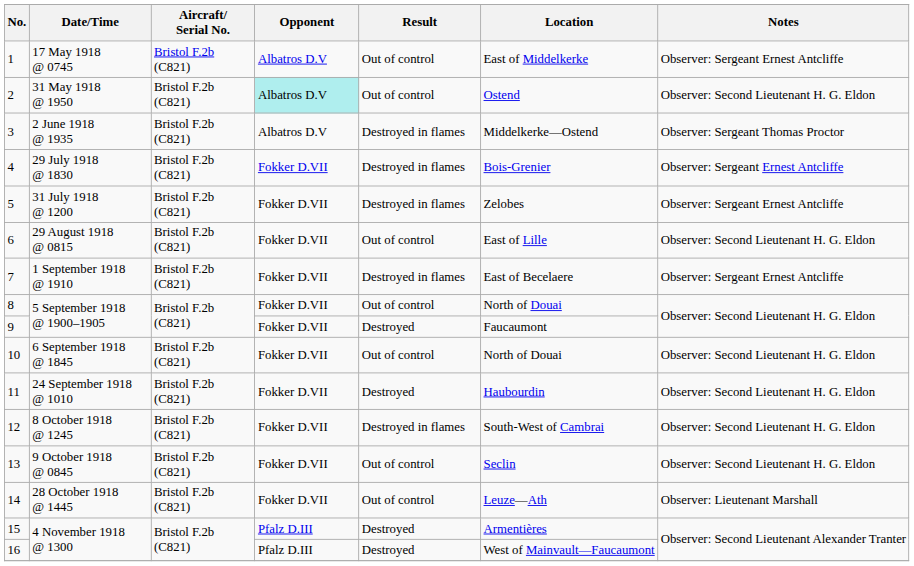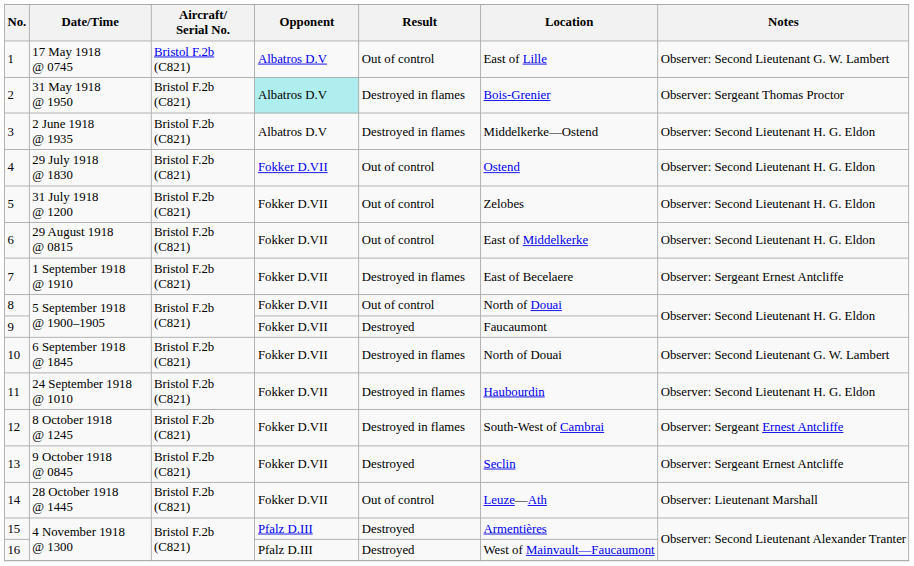(536, 59) East of Middelkerke -> (515, 59) East of Lille
(752, 59) Observer: Sergeant Ernest Antcliffe -> (775, 59) Observer: Second Lieutenant G. W. Lambert
(398, 95) Out of control -> (413, 95) Destroyed in flames
(502, 95) Ostend -> (517, 95) Bois-Grenier
(768, 95) Observer: Second Lieutenant H. G. Eldon -> (752, 95) Observer: Sergeant Thomas Proctor
(752, 131) Observer: Sergeant Thomas Proctor -> (768, 131) Observer: Second Lieutenant H. G. Eldon
(413, 168) Destroyed in flames -> (398, 168) Out of control
(517, 168) Bois-Grenier -> (502, 168) Ostend
(752, 168) Observer: Sergeant Ernest Antcliffe -> (768, 168) Observer: Second Lieutenant H. G. Eldon
(413, 204) Destroyed in flames -> (398, 204) Out of control
(752, 204) Observer: Sergeant Ernest Antcliffe -> (768, 204) Observer: Second Lieutenant H. G. Eldon
(515, 240) East of Lille -> (536, 240) East of Middelkerke
(398, 355) Out of control -> (413, 355) Destroyed in flames
(768, 355) Observer: Second Lieutenant H. G. Eldon -> (775, 355) Observer: Second Lieutenant G. W. Lambert
(388, 391) Destroyed -> (413, 391) Destroyed in flames
(768, 427) Observer: Second Lieutenant H. G. Eldon -> (752, 427) Observer: Sergeant Ernest Antcliffe
(398, 464) Out of control -> (388, 464) Destroyed
(768, 464) Observer: Second Lieutenant H. G. Eldon -> (752, 464) Observer: Sergeant Ernest Antcliffe
